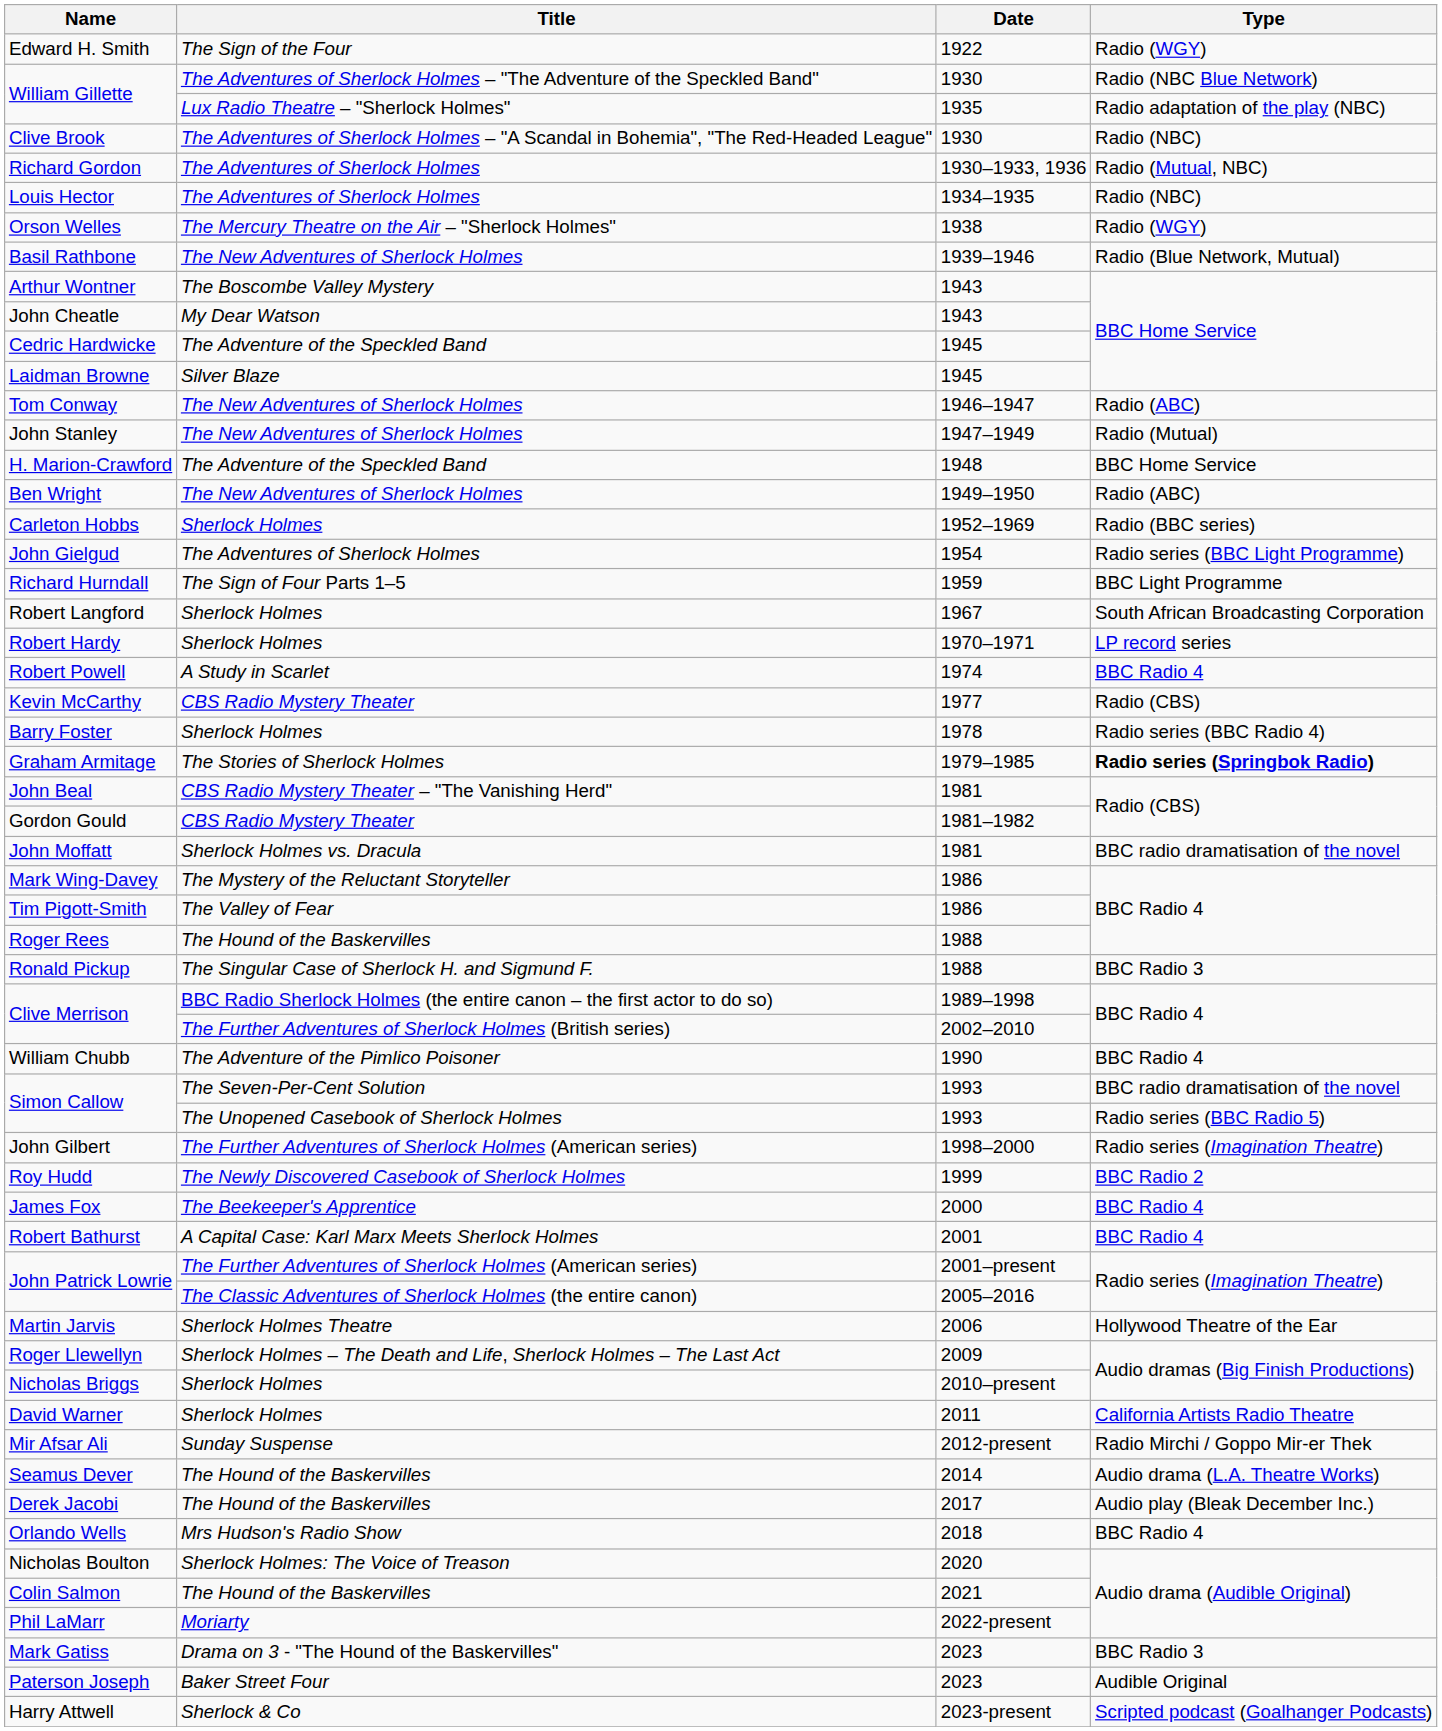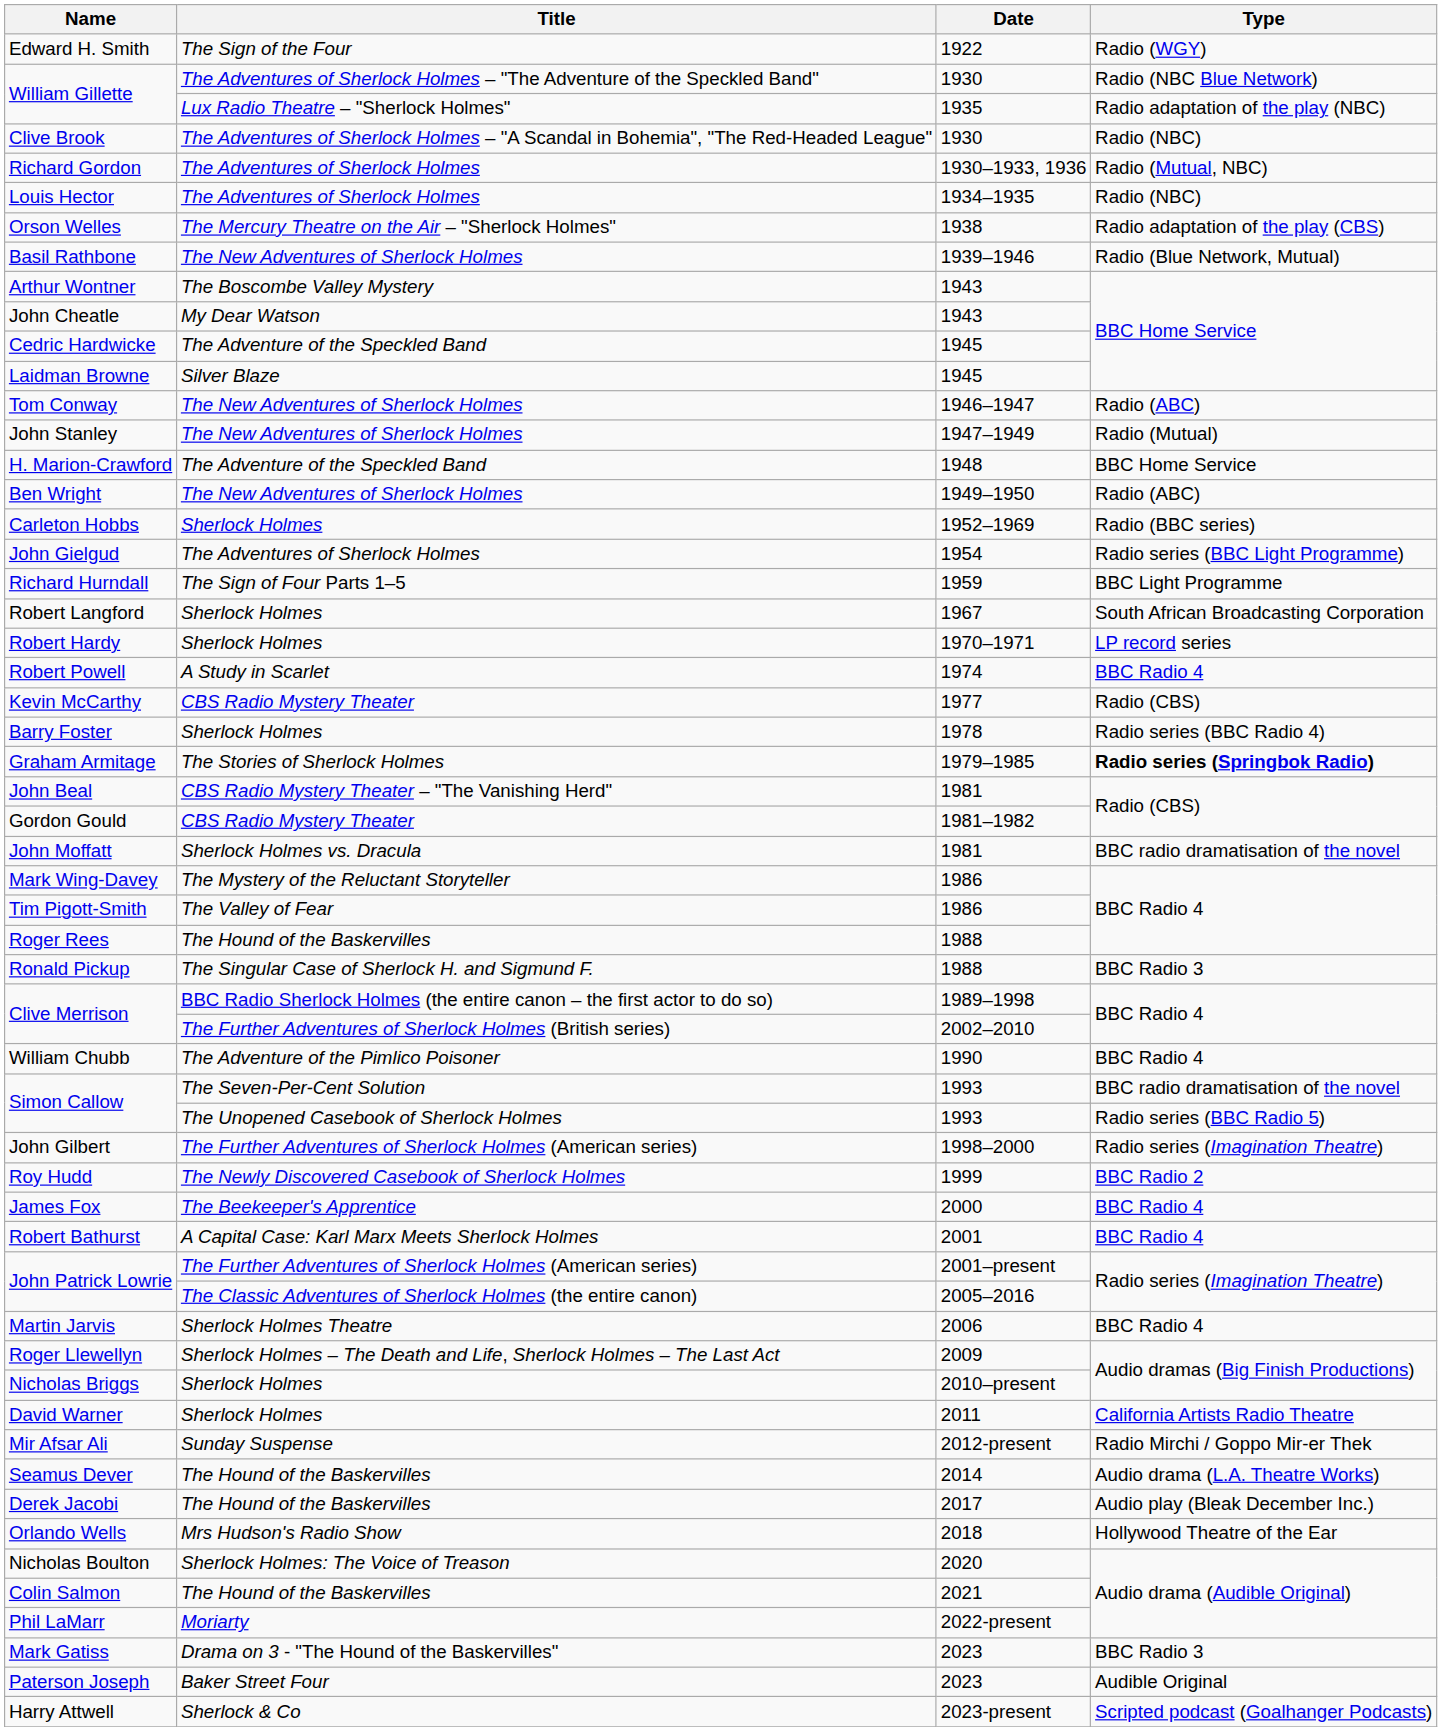(1151, 227) Radio (WGY) -> (1240, 227) Radio adaptation of the play (CBS)
(1216, 1325) Hollywood Theatre of the Ear -> (1149, 1325) BBC Radio 4
(1149, 1533) BBC Radio 4 -> (1216, 1533) Hollywood Theatre of the Ear
